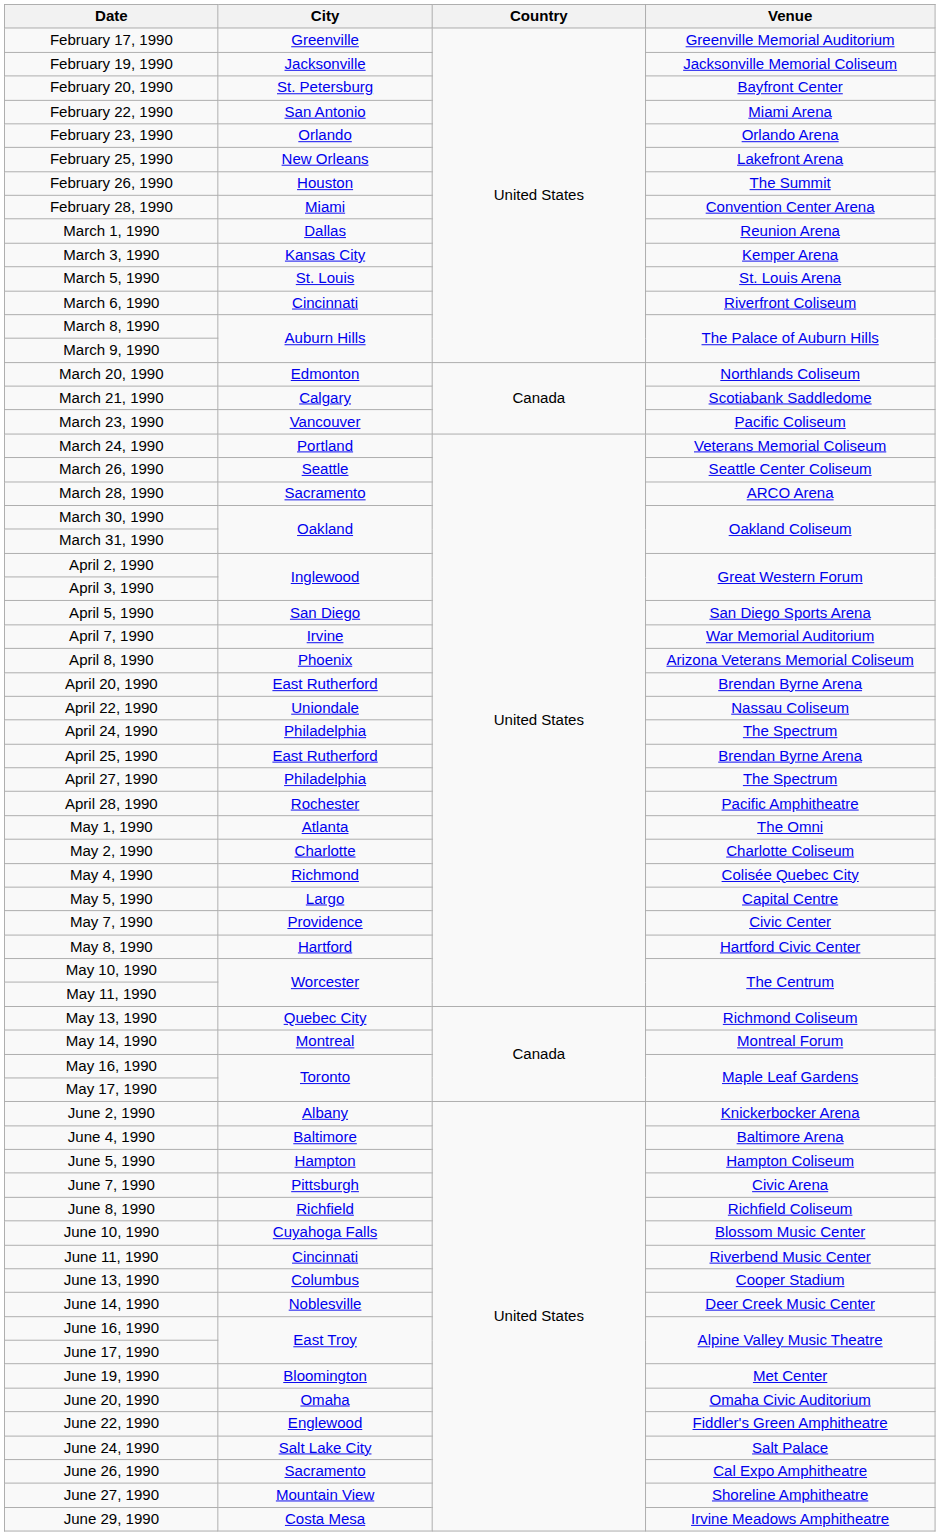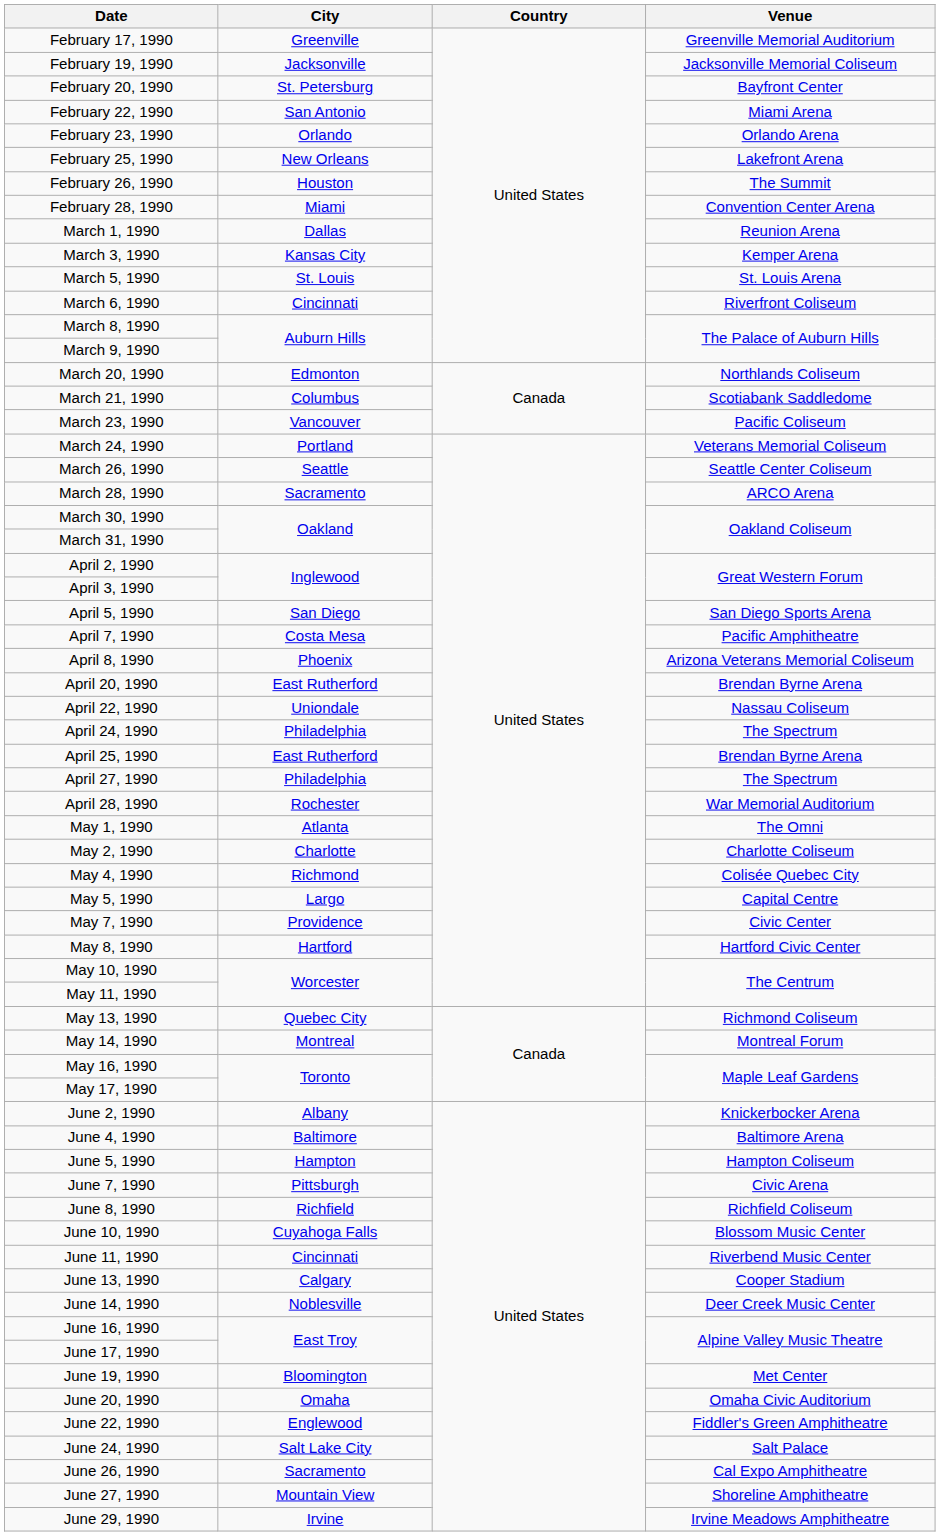(325, 398) Calgary -> (325, 398) Columbus
(325, 636) Irvine -> (325, 636) Costa Mesa
(790, 636) War Memorial Auditorium -> (790, 636) Pacific Amphitheatre
(790, 803) Pacific Amphitheatre -> (790, 803) War Memorial Auditorium
(325, 1280) Columbus -> (325, 1280) Calgary
(325, 1519) Costa Mesa -> (325, 1519) Irvine
